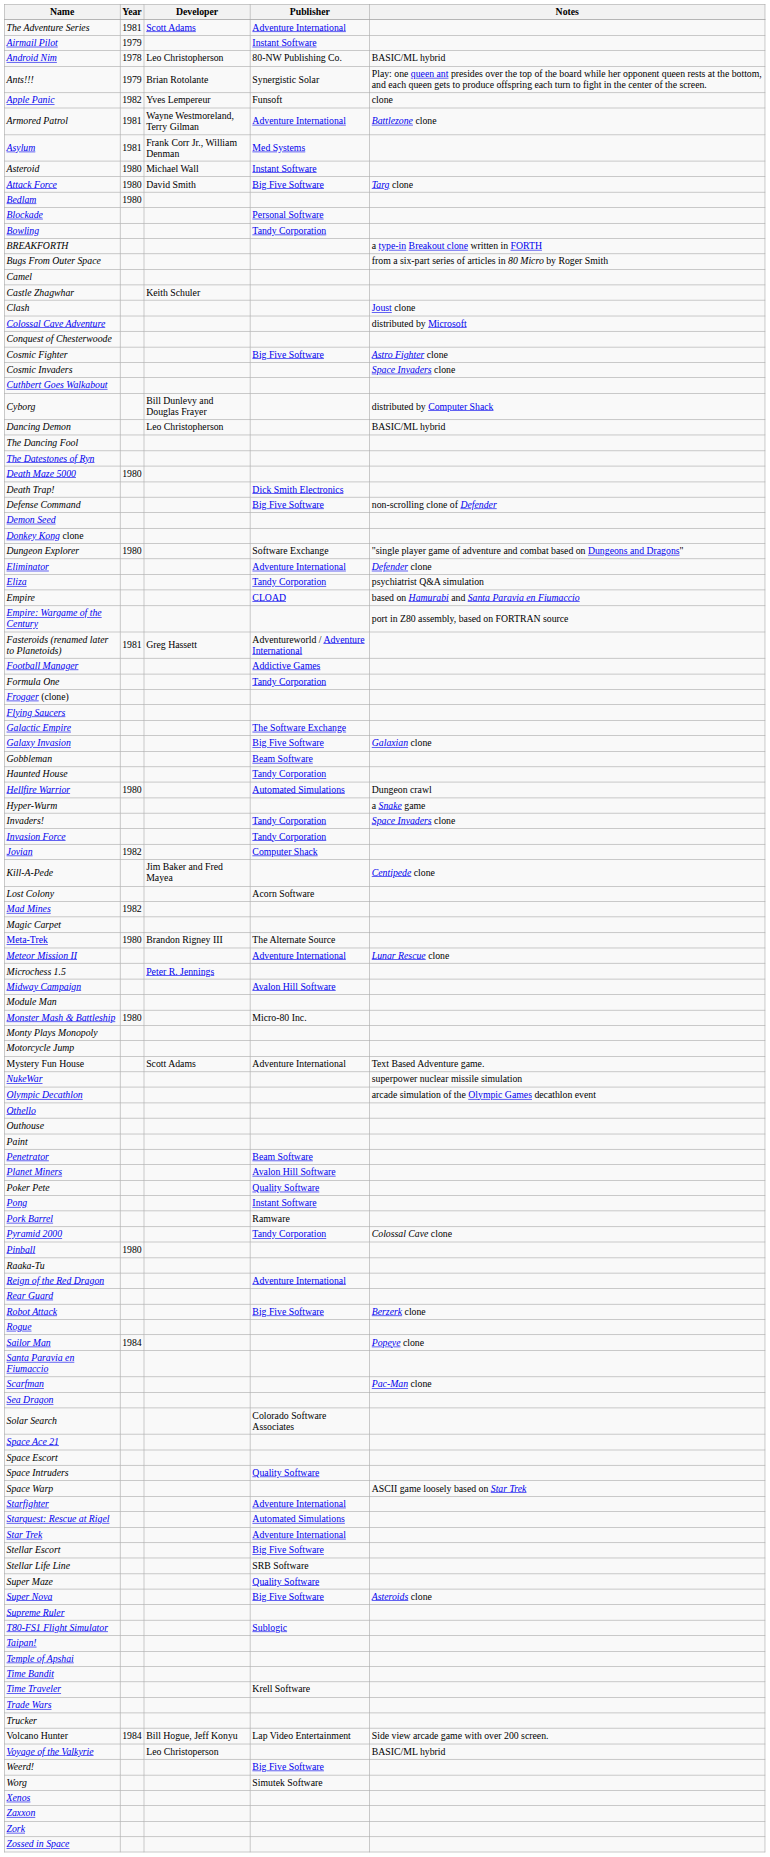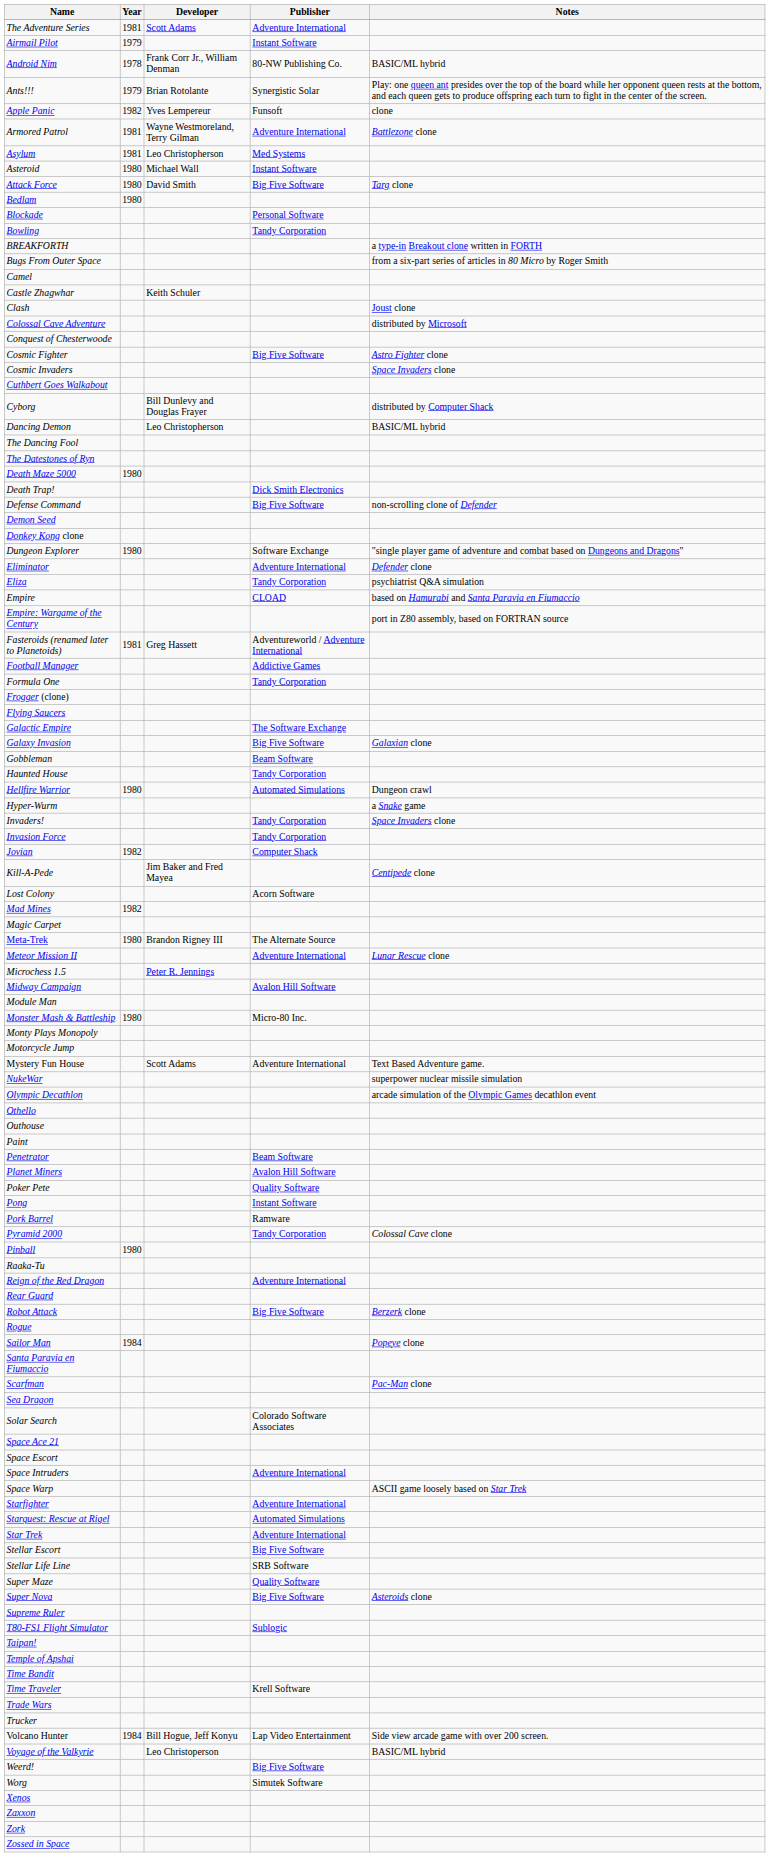(185, 58) Leo Christopherson -> (192, 64) Frank Corr Jr., William Denman
(192, 148) Frank Corr Jr., William Denman -> (185, 153) Leo Christopherson
(286, 1473) Quality Software -> (299, 1473) Adventure International
